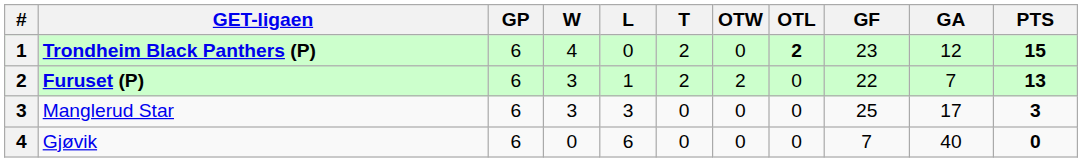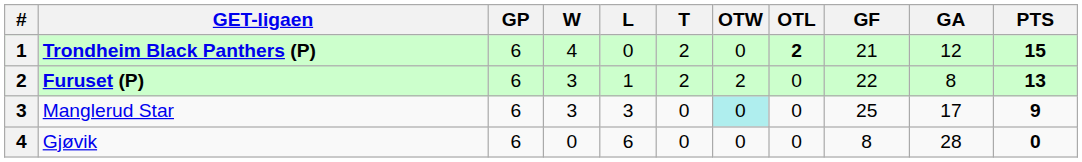(867, 50) 23 -> (867, 50) 21
(951, 80) 7 -> (951, 80) 8
(740, 111) no background -> (740, 111) paleturquoise background
(1035, 111) 3 -> (1035, 111) 9
(867, 141) 7 -> (867, 141) 8
(951, 141) 40 -> (951, 141) 28
